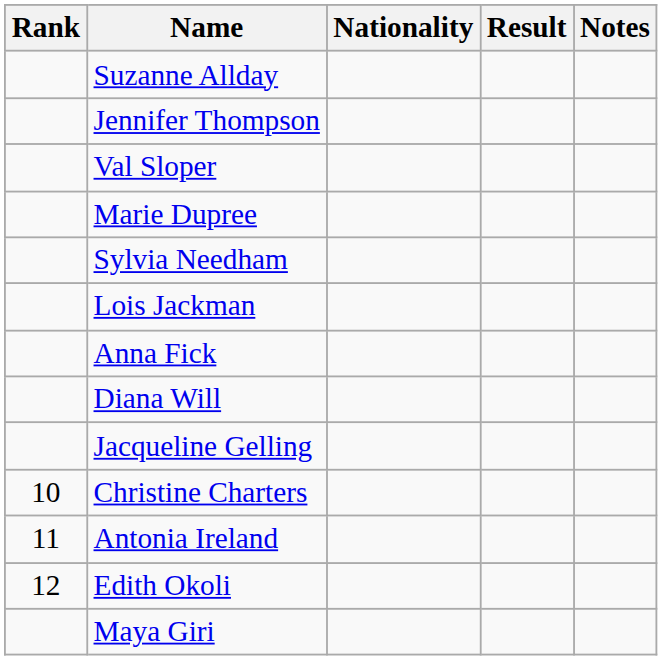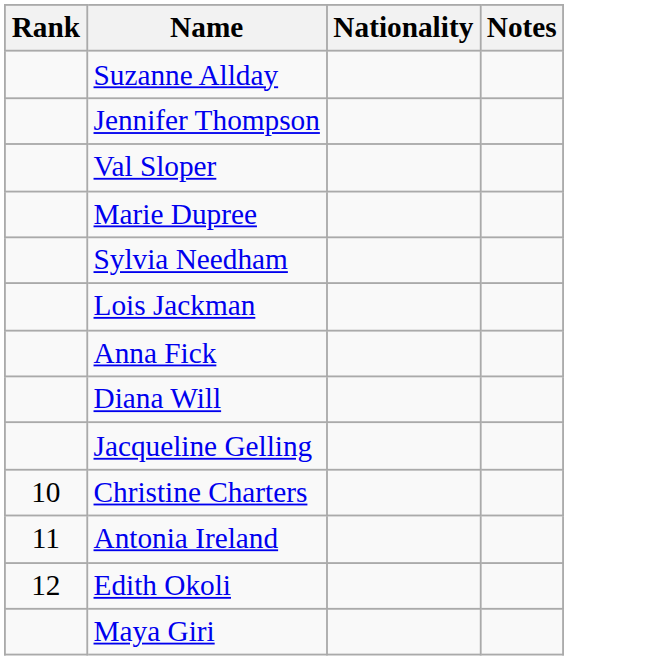- column: (527, 27)
